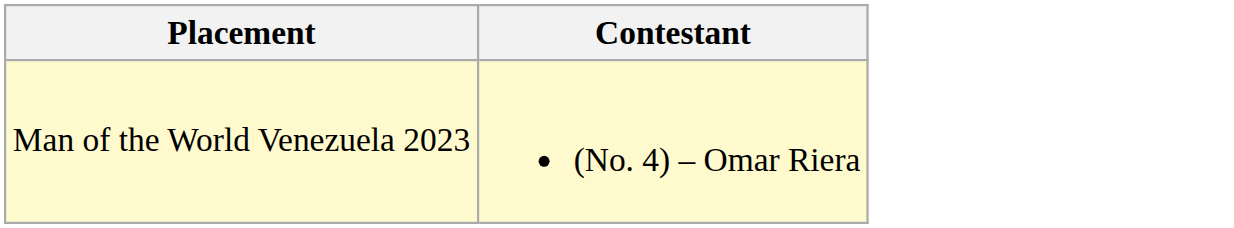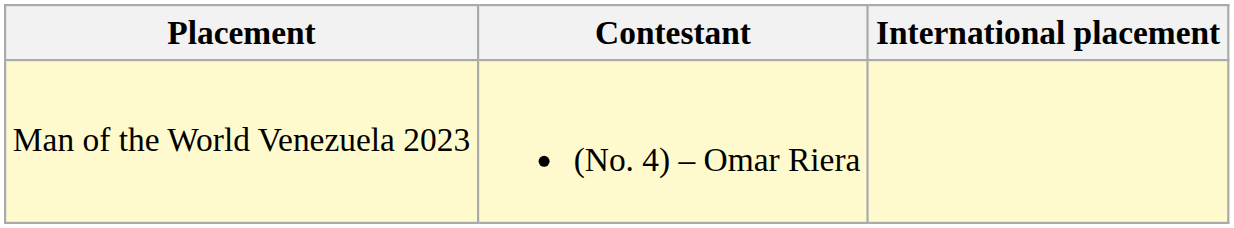+ column: (1048, 32)
